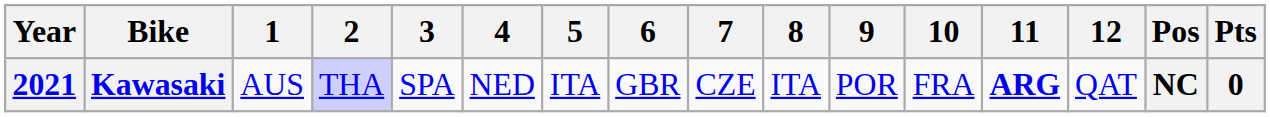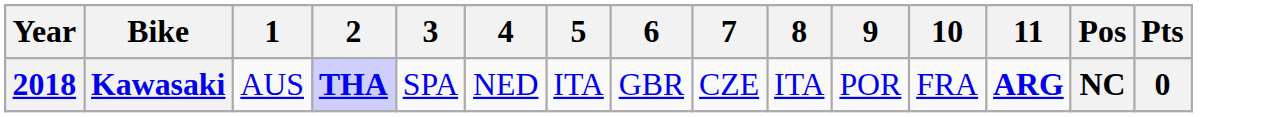- column: (1106, 31)
(44, 83) 2021 -> (44, 83) 2018
(352, 83) normal -> (353, 83) bold
